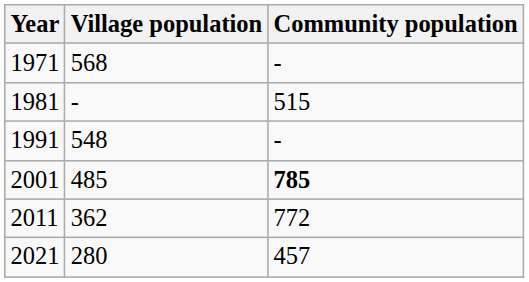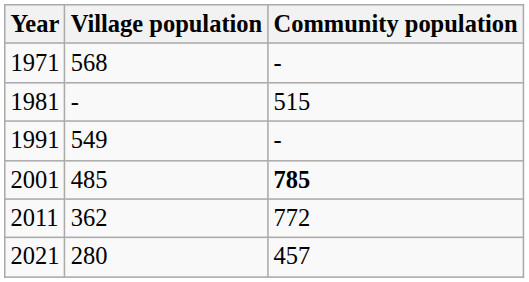(89, 140) 548 -> (89, 140) 549
